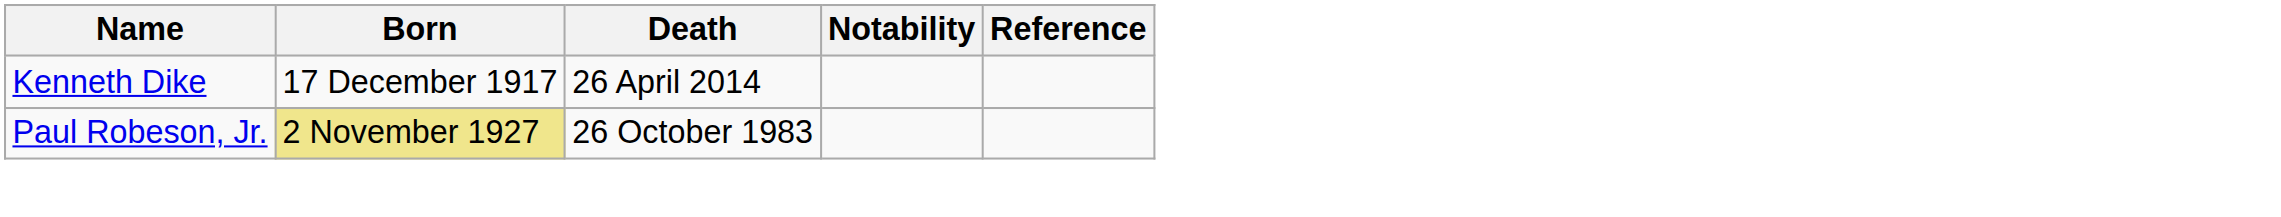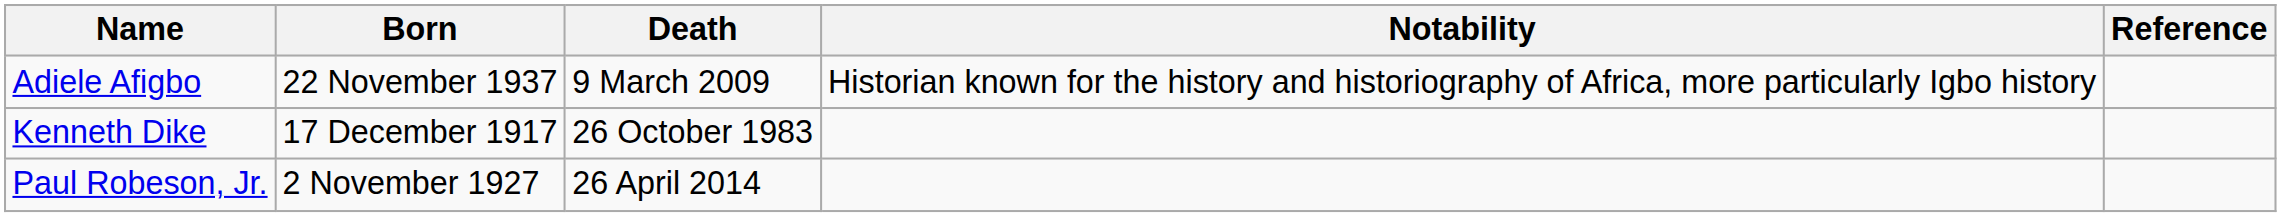+ row: (107, 81)
(667, 81) 26 April 2014 -> (693, 132) 26 October 1983
(411, 132) khaki background -> (411, 183) no background
(693, 132) 26 October 1983 -> (667, 183) 26 April 2014
